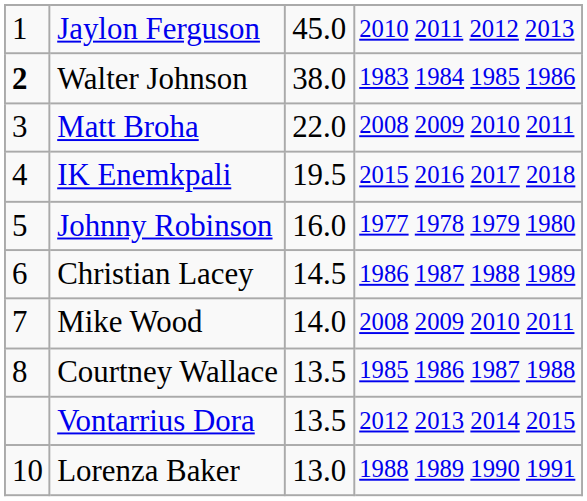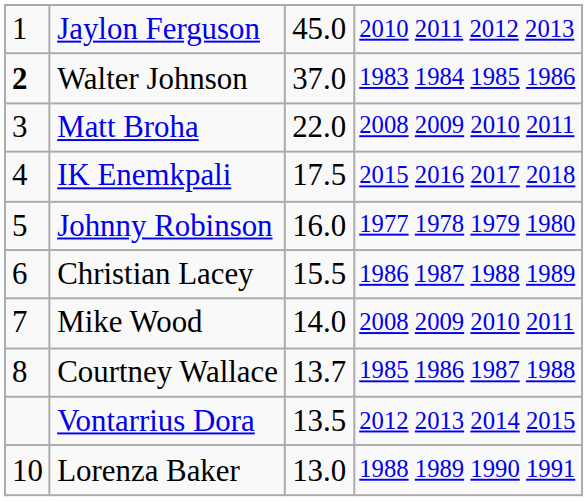(319, 77) 38.0 -> (319, 77) 37.0
(319, 175) 19.5 -> (319, 175) 17.5
(319, 273) 14.5 -> (319, 273) 15.5
(319, 371) 13.5 -> (319, 371) 13.7
